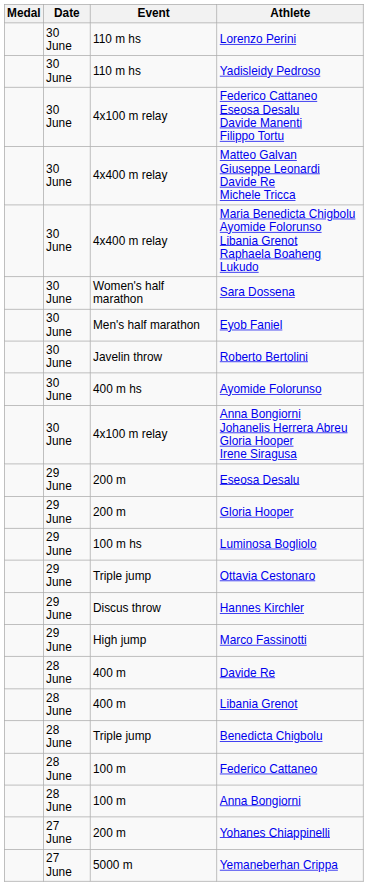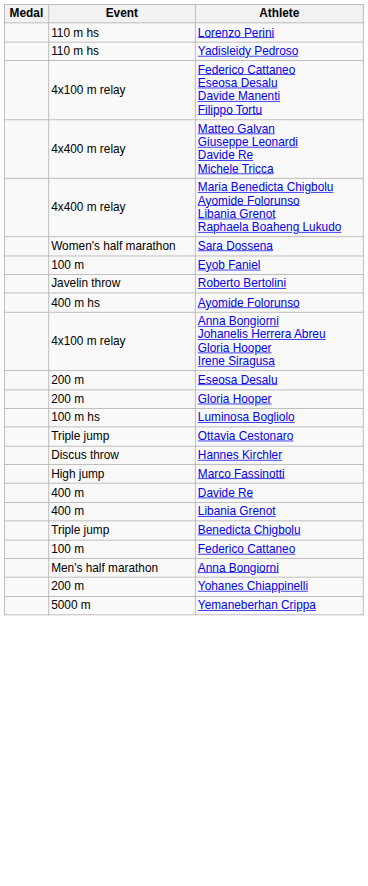- column: (67, 13)
(146, 325) Men's half marathon -> (68, 265) 100 m
(109, 801) 100 m -> (105, 568) Men's half marathon
